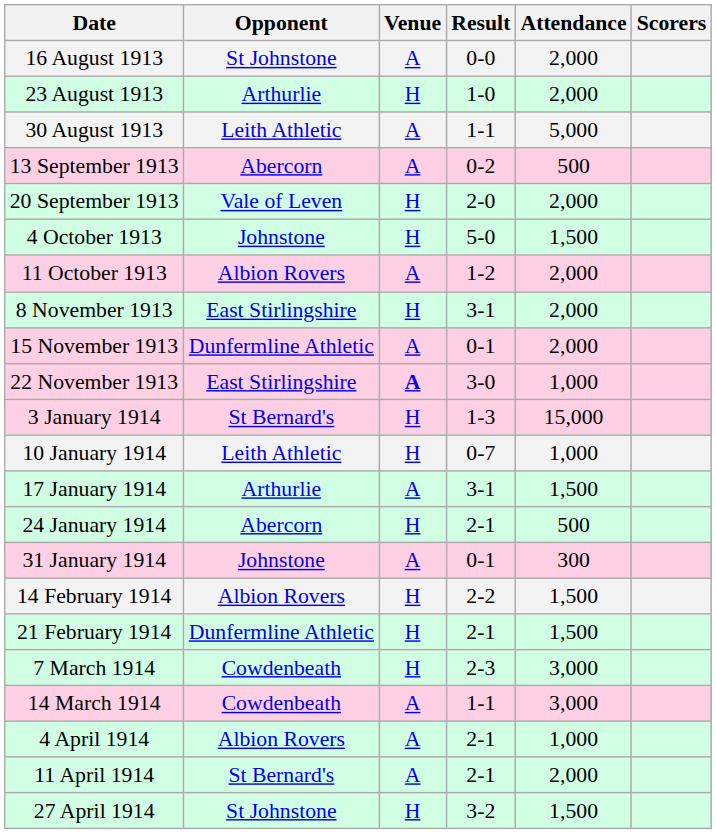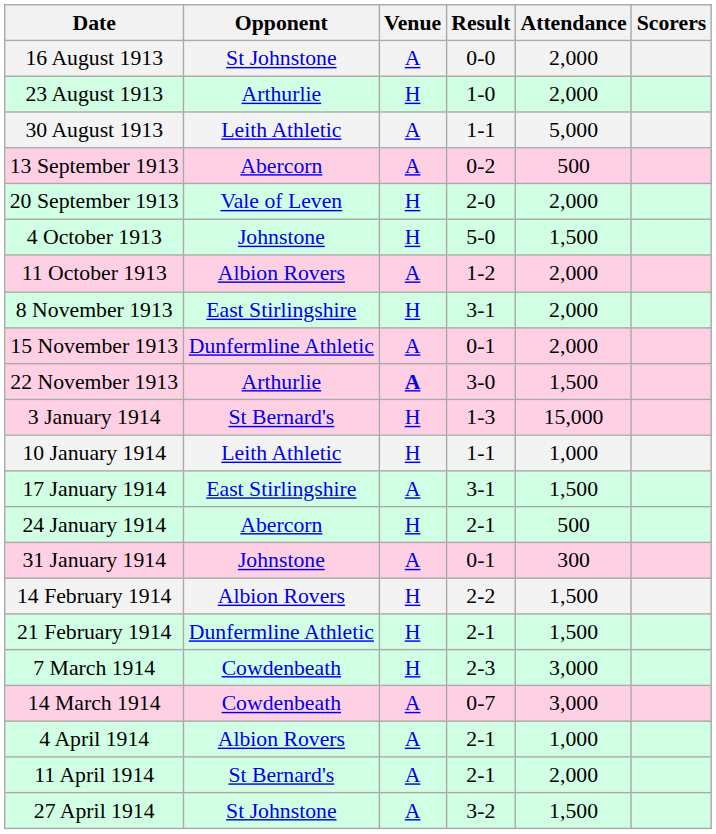(281, 381) East Stirlingshire -> (281, 381) Arthurlie
(574, 381) 1,000 -> (574, 381) 1,500
(481, 452) 0-7 -> (481, 452) 1-1
(281, 488) Arthurlie -> (281, 488) East Stirlingshire
(481, 703) 1-1 -> (481, 703) 0-7
(413, 811) H -> (413, 811) A
